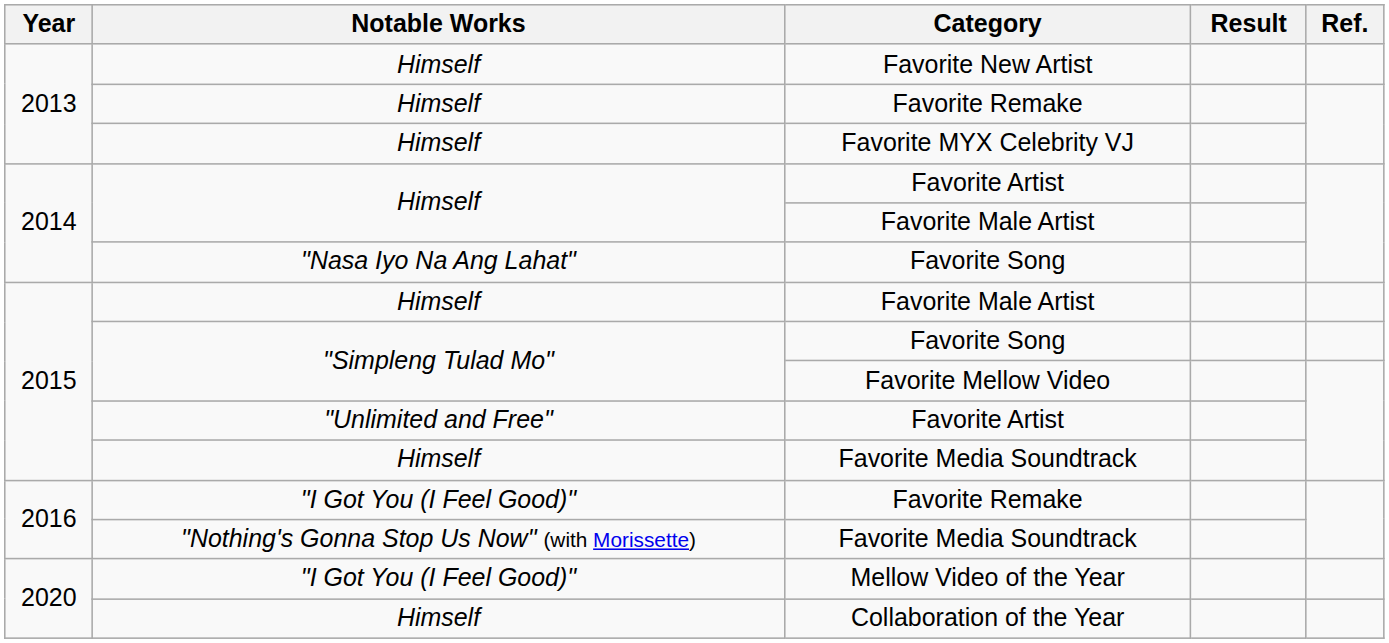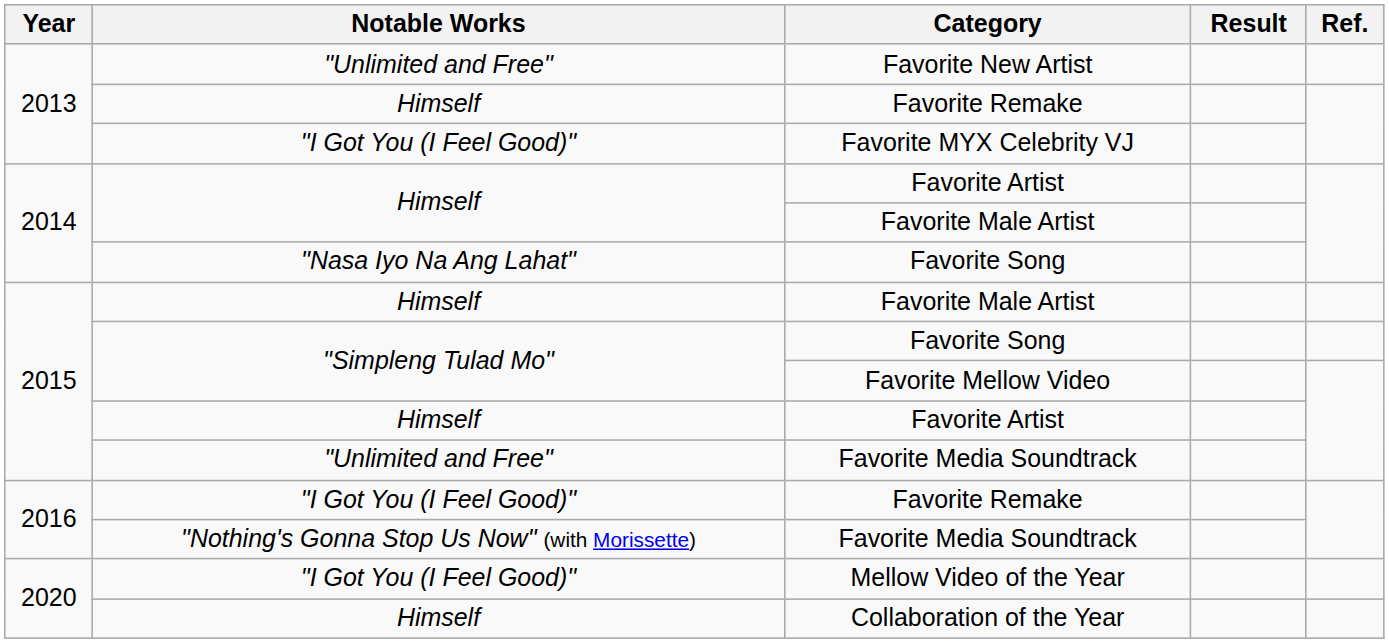(439, 63) Himself -> (439, 63) "Unlimited and Free"
(439, 143) Himself -> (438, 143) "I Got You (I Feel Good)"
(439, 420) "Unlimited and Free" -> (439, 420) Himself
(439, 459) Himself -> (439, 459) "Unlimited and Free"
